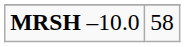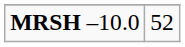(162, 23) 58 -> (162, 23) 52
